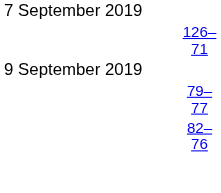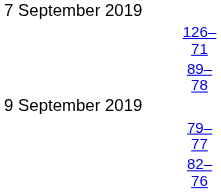+ row: (84, 77)
